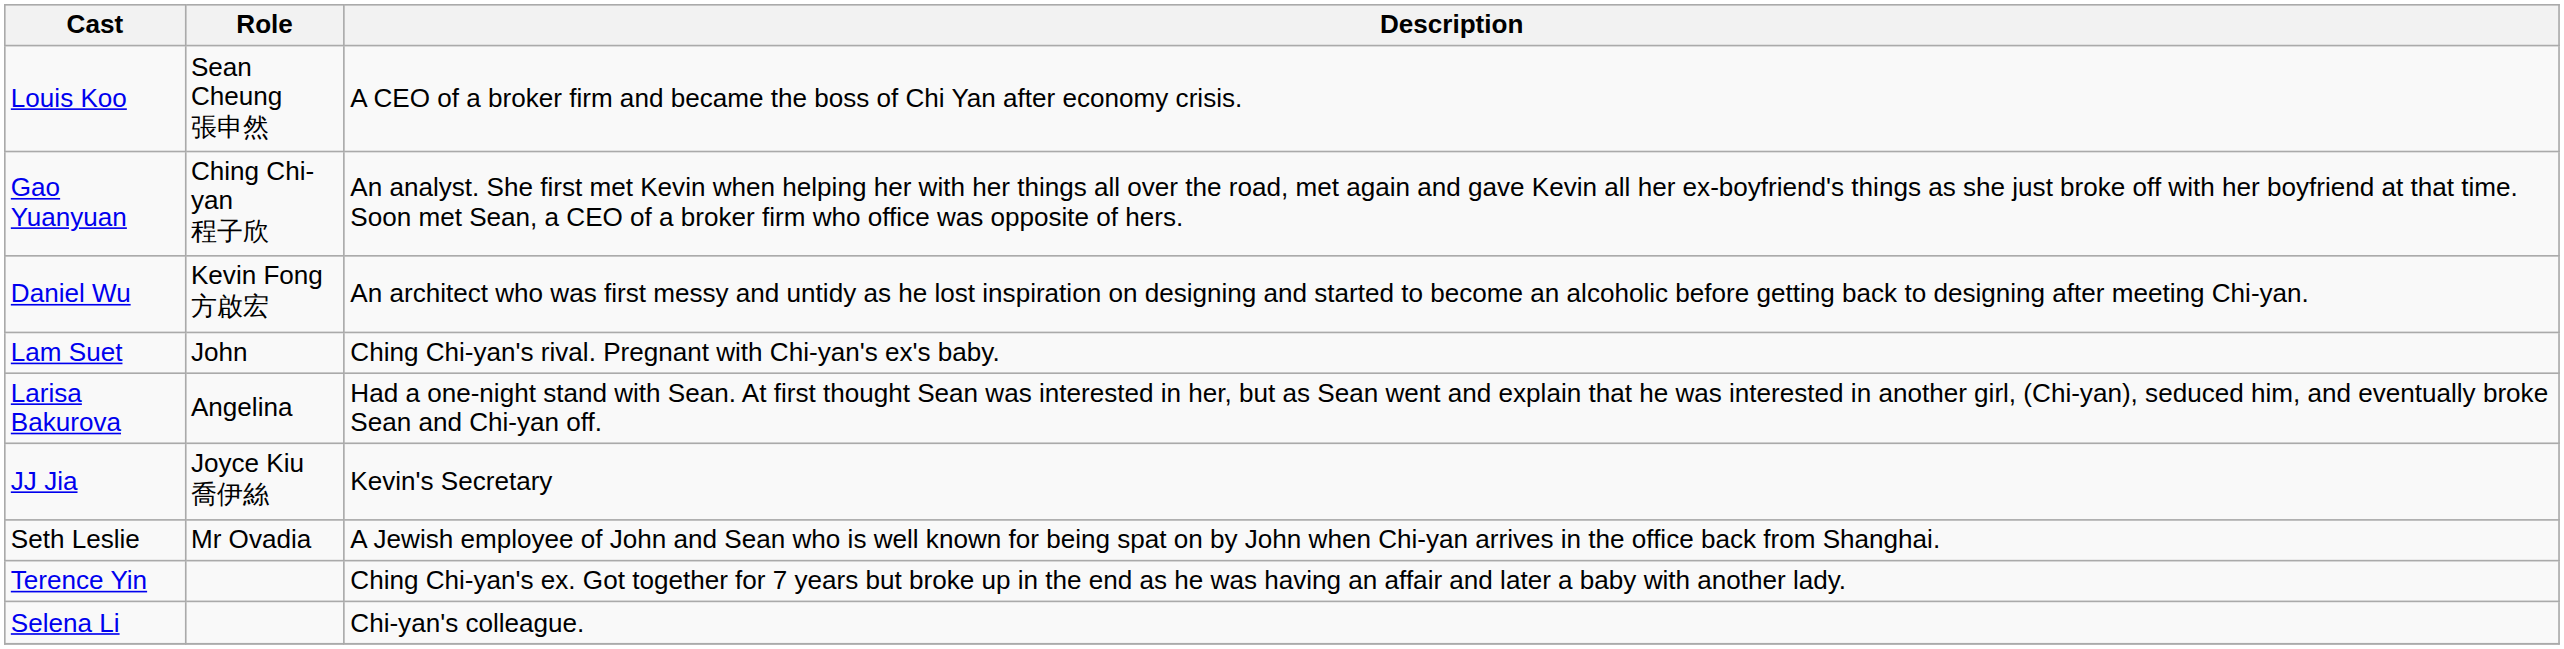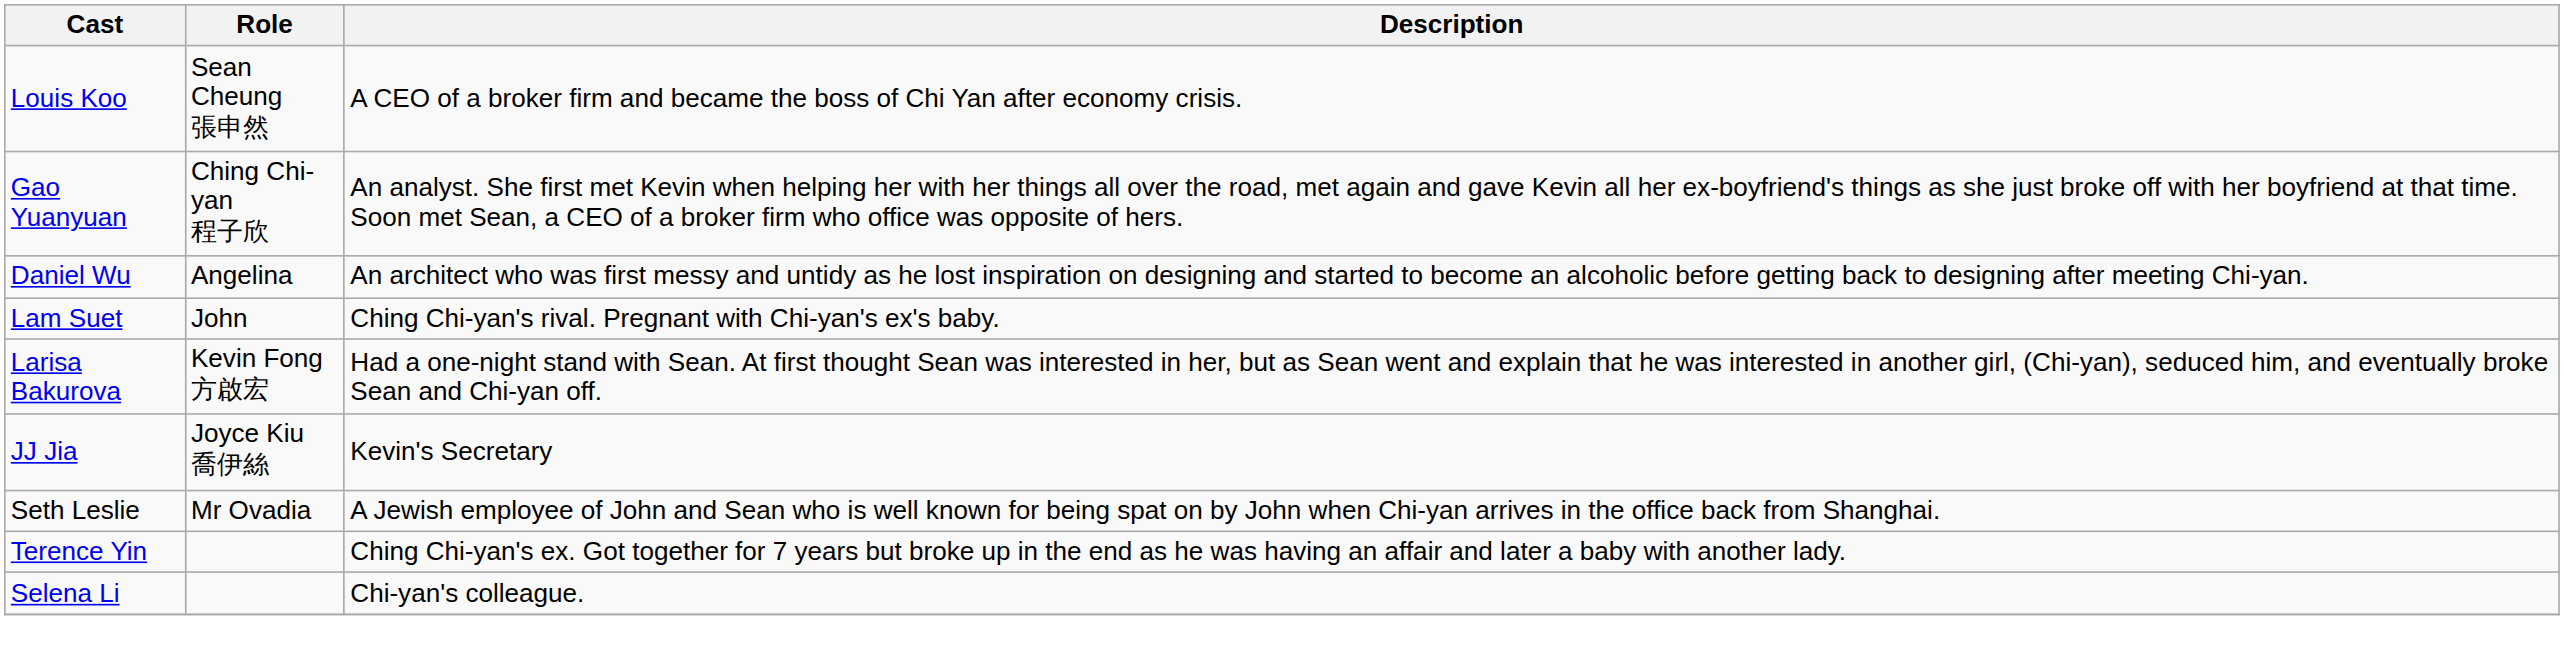(257, 291) Kevin Fong 方啟宏 -> (242, 276) Angelina
(242, 408) Angelina -> (257, 374) Kevin Fong 方啟宏
